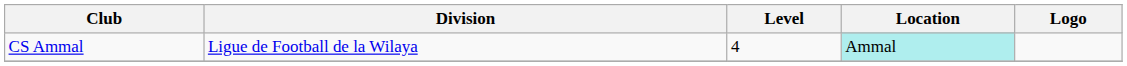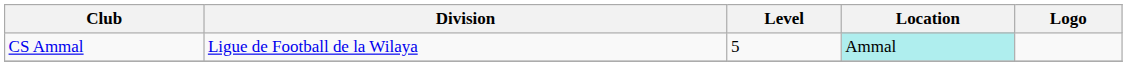(735, 46) 4 -> (735, 46) 5
